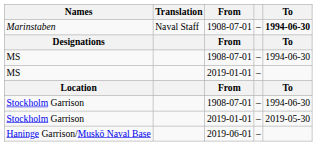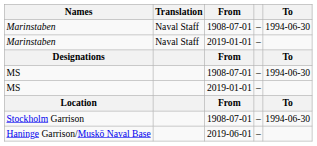(288, 27) bold -> (288, 27) normal
+ row: (31, 42)
- row: (45, 118)
